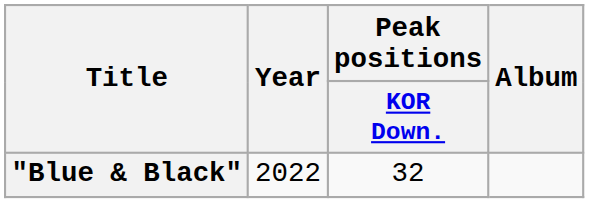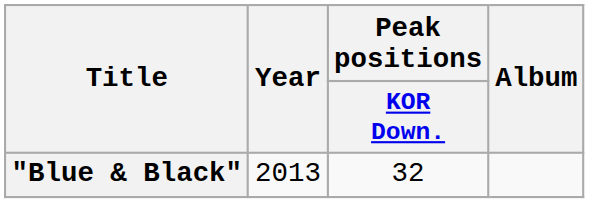(288, 175) 2022 -> (288, 175) 2013
